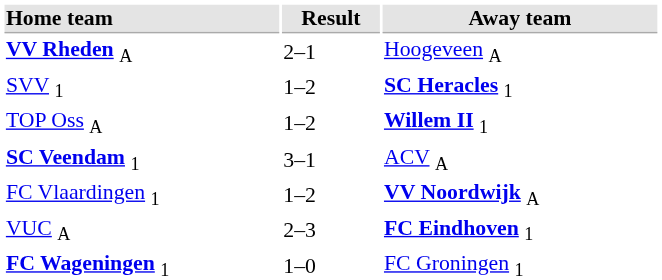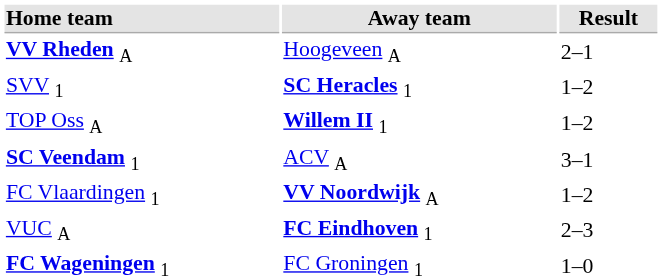columns swapped: (331, 18) <-> (520, 18)
